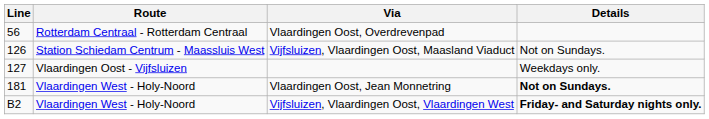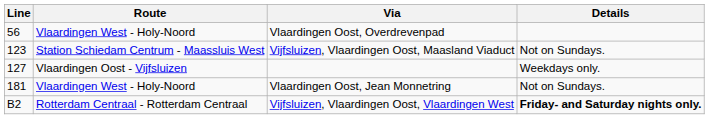(142, 31) Rotterdam Centraal - Rotterdam Centraal -> (116, 31) Vlaardingen West - Holy-Noord
(17, 50) 126 -> (17, 50) 123
(565, 86) bold -> (562, 86) normal
(116, 104) Vlaardingen West - Holy-Noord -> (142, 104) Rotterdam Centraal - Rotterdam Centraal
